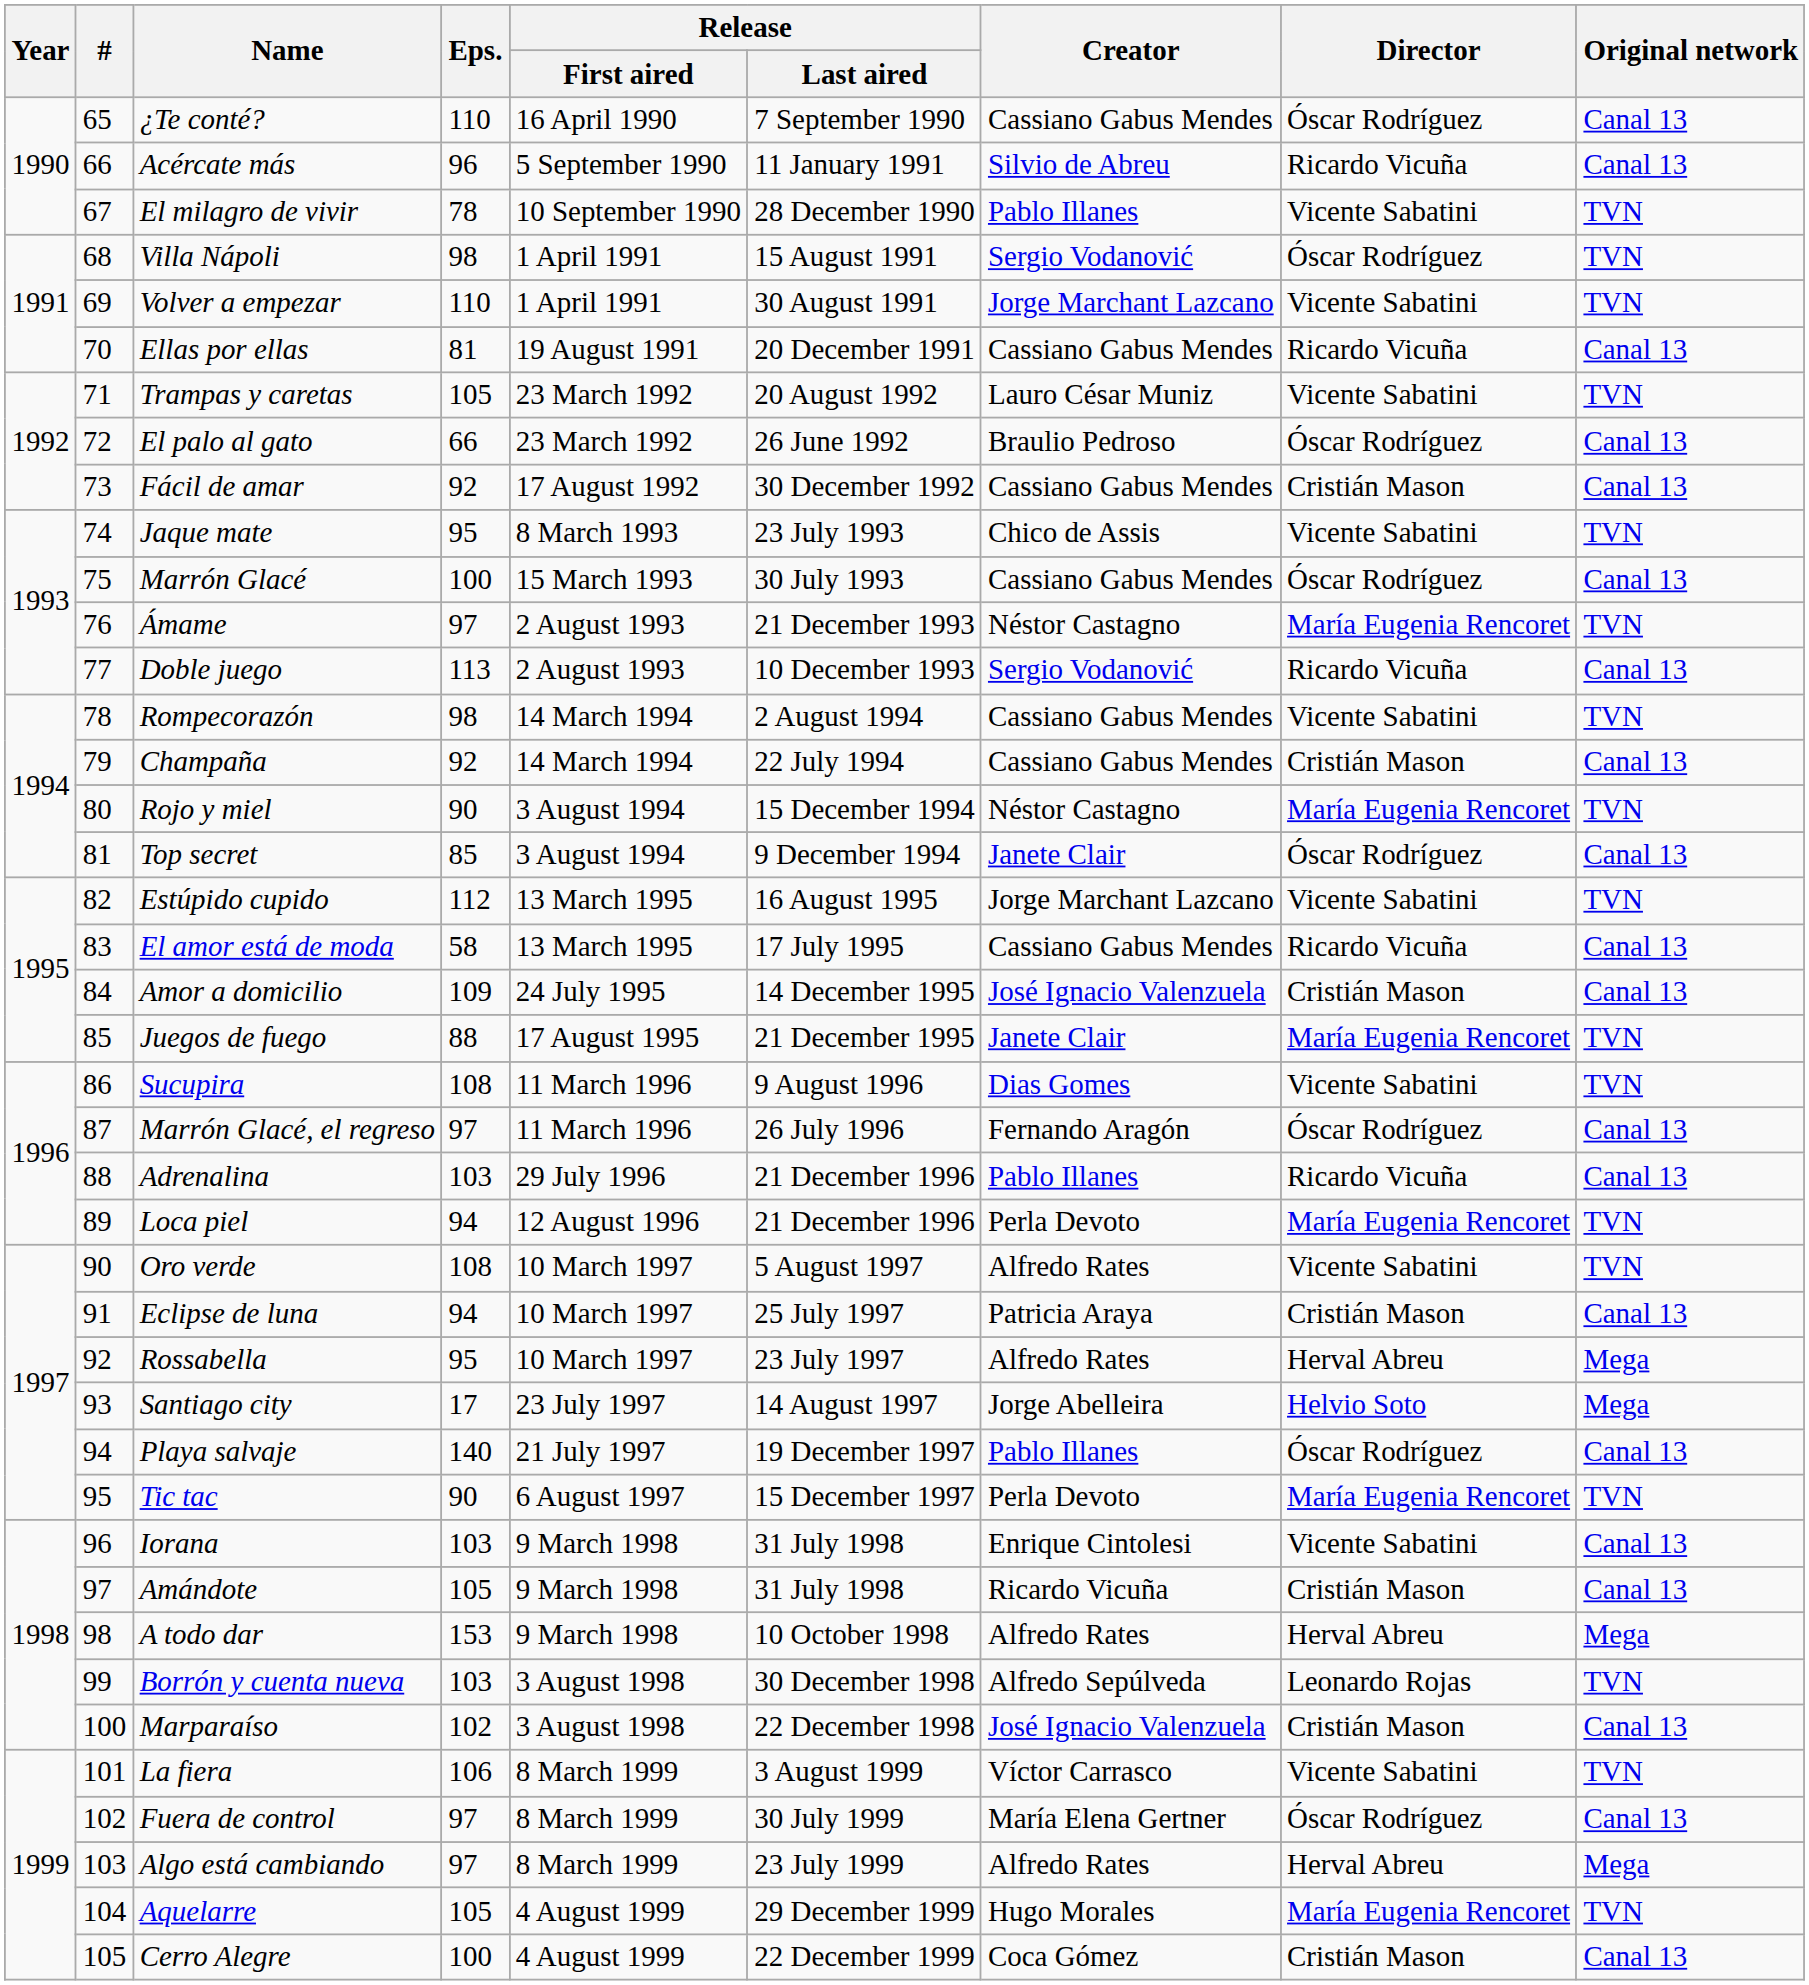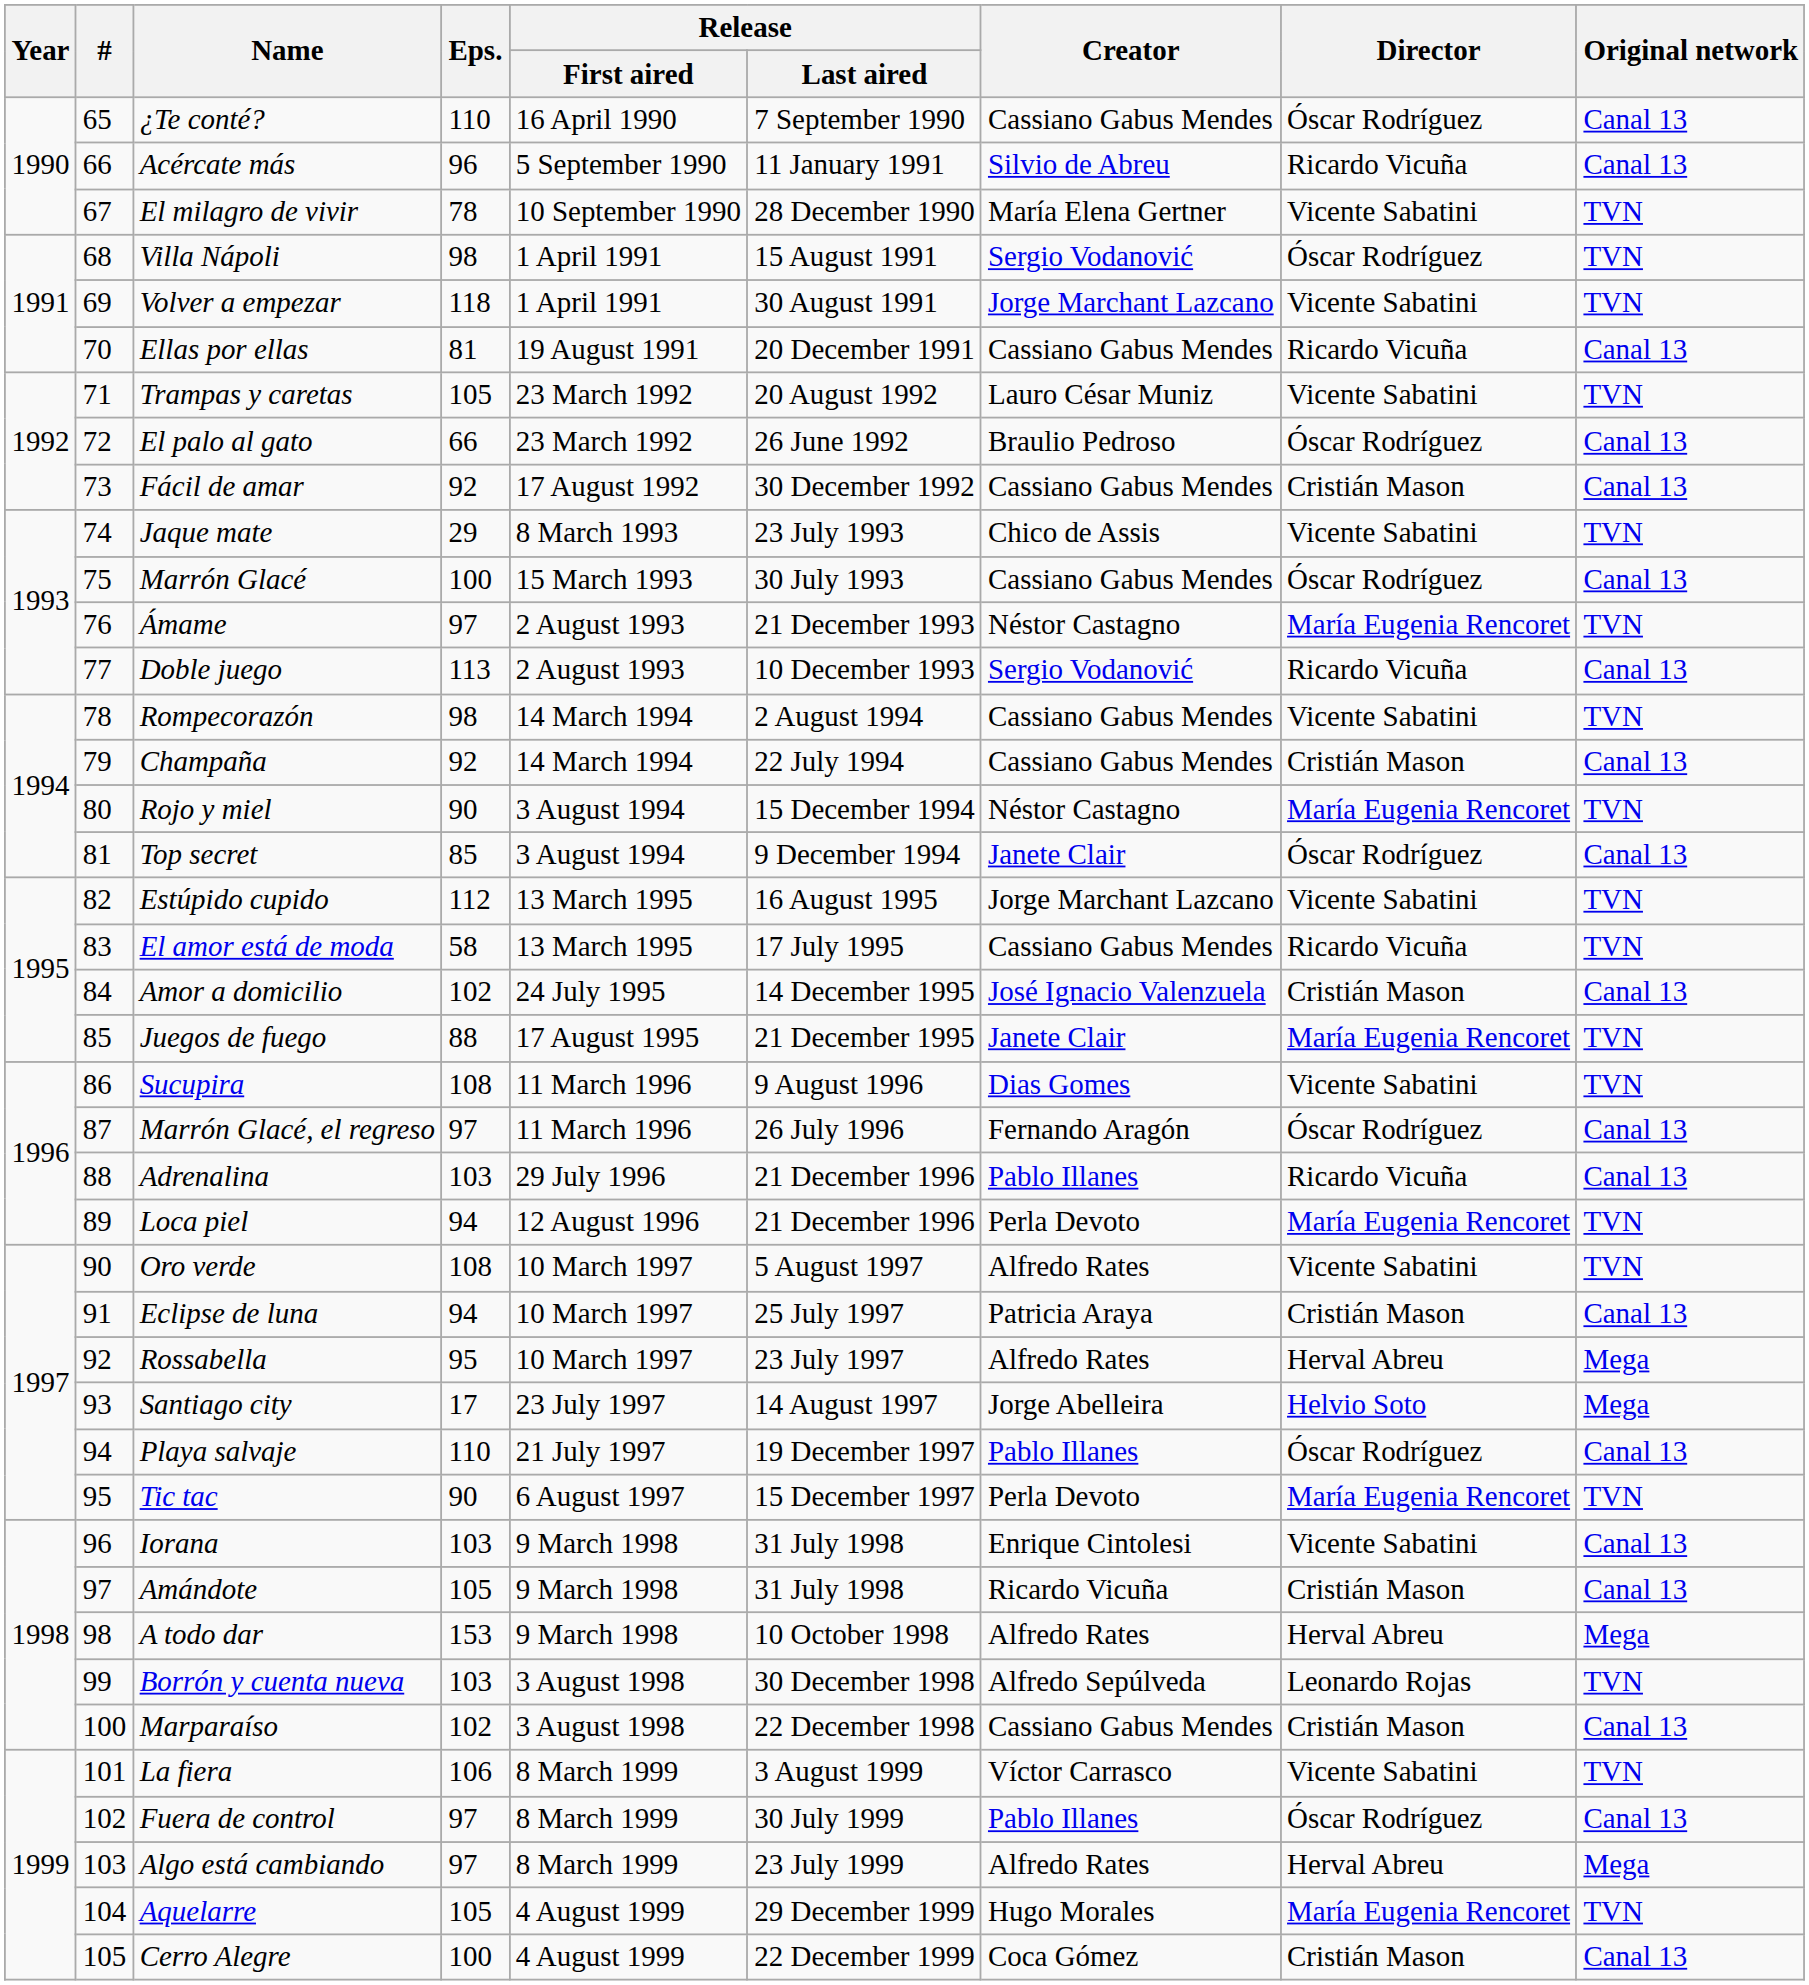(1063, 211) Pablo Illanes -> (1107, 211) María Elena Gertner
(470, 303) 110 -> (470, 303) 118
(463, 532) 95 -> (463, 532) 29
(1635, 946) Canal 13 -> (1613, 946) TVN
(470, 991) 109 -> (470, 991) 102
(470, 1451) 140 -> (470, 1451) 110
(1127, 1726) José Ignacio Valenzuela -> (1130, 1726) Cassiano Gabus Mendes
(1107, 1818) María Elena Gertner -> (1063, 1818) Pablo Illanes
